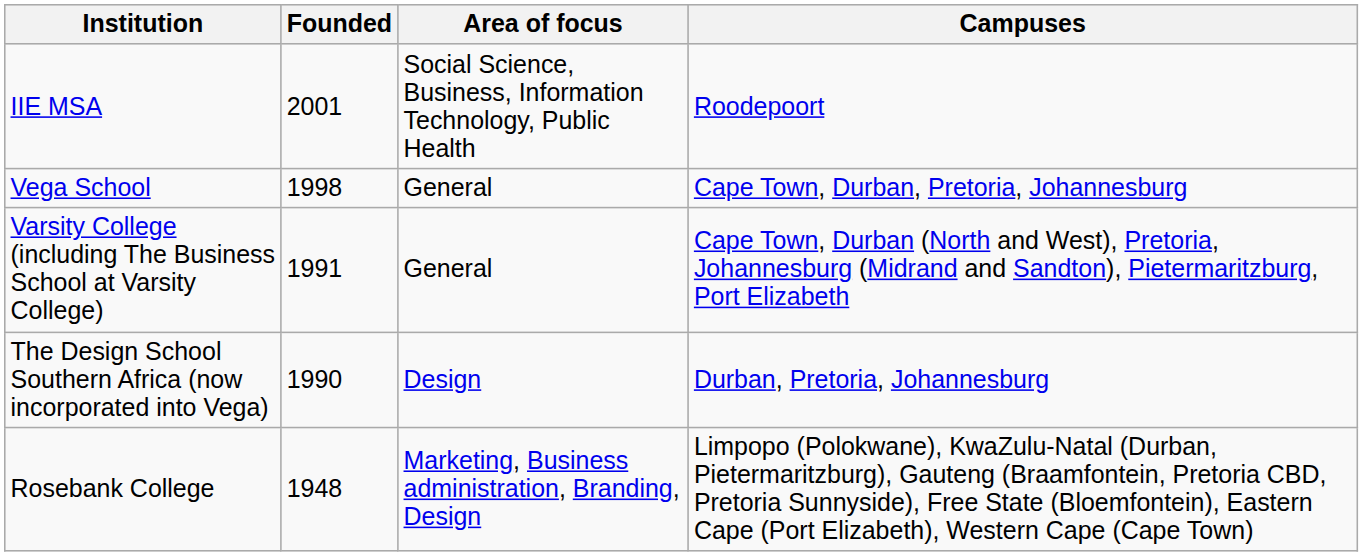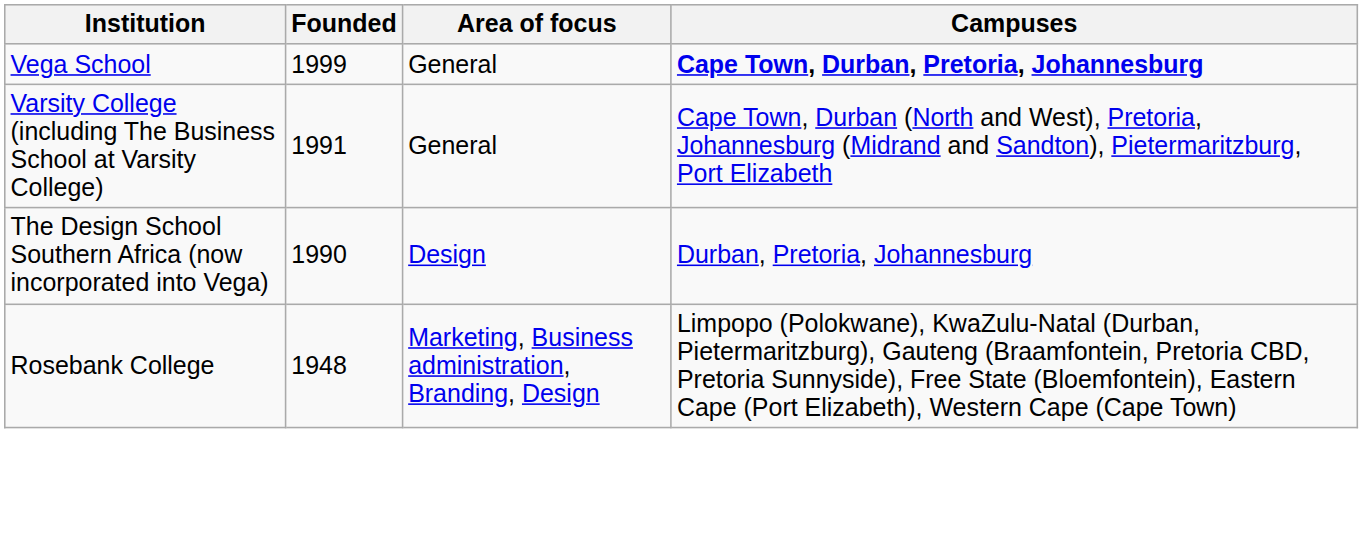- row: (56, 105)
(314, 187) 1998 -> (319, 63) 1999
(941, 187) normal -> (940, 63) bold
